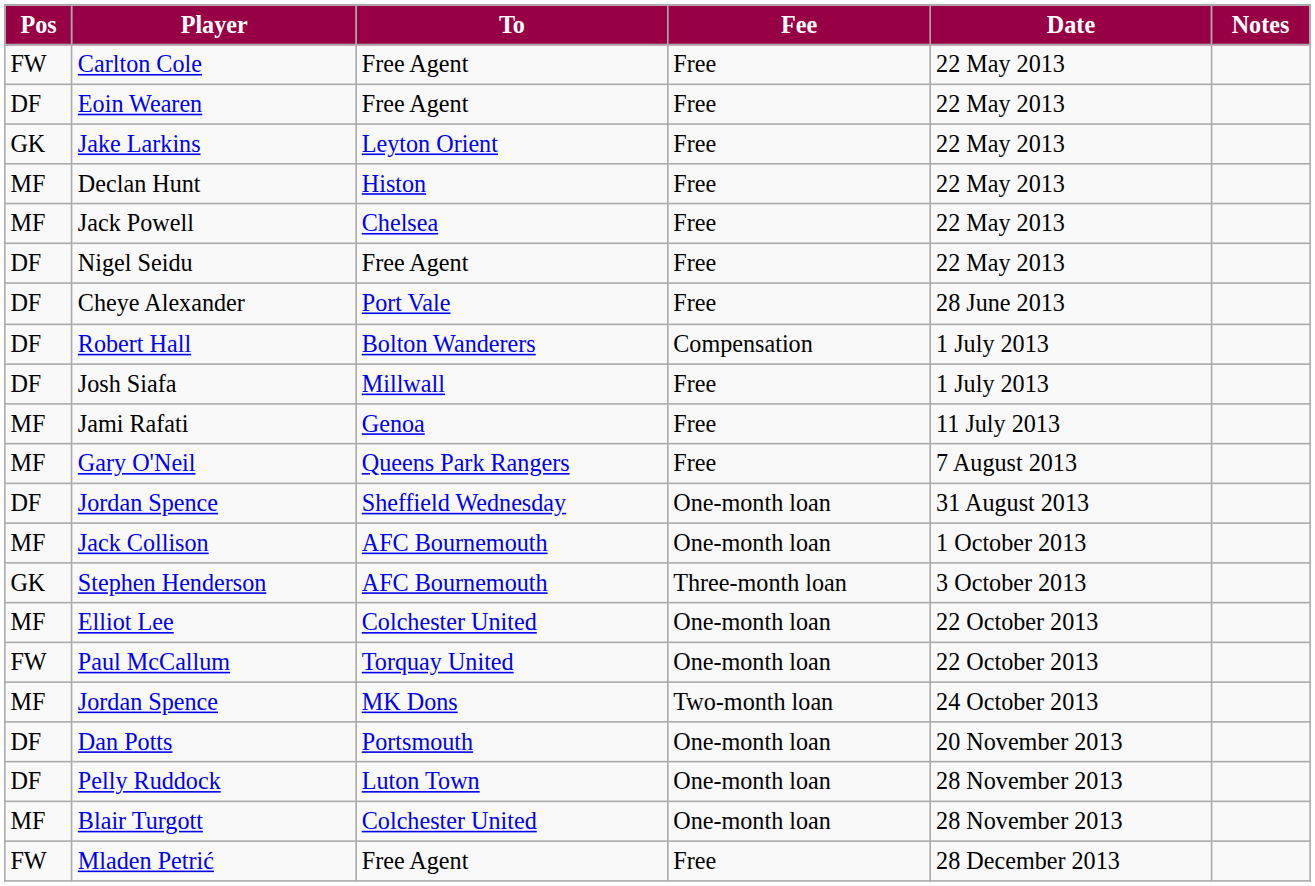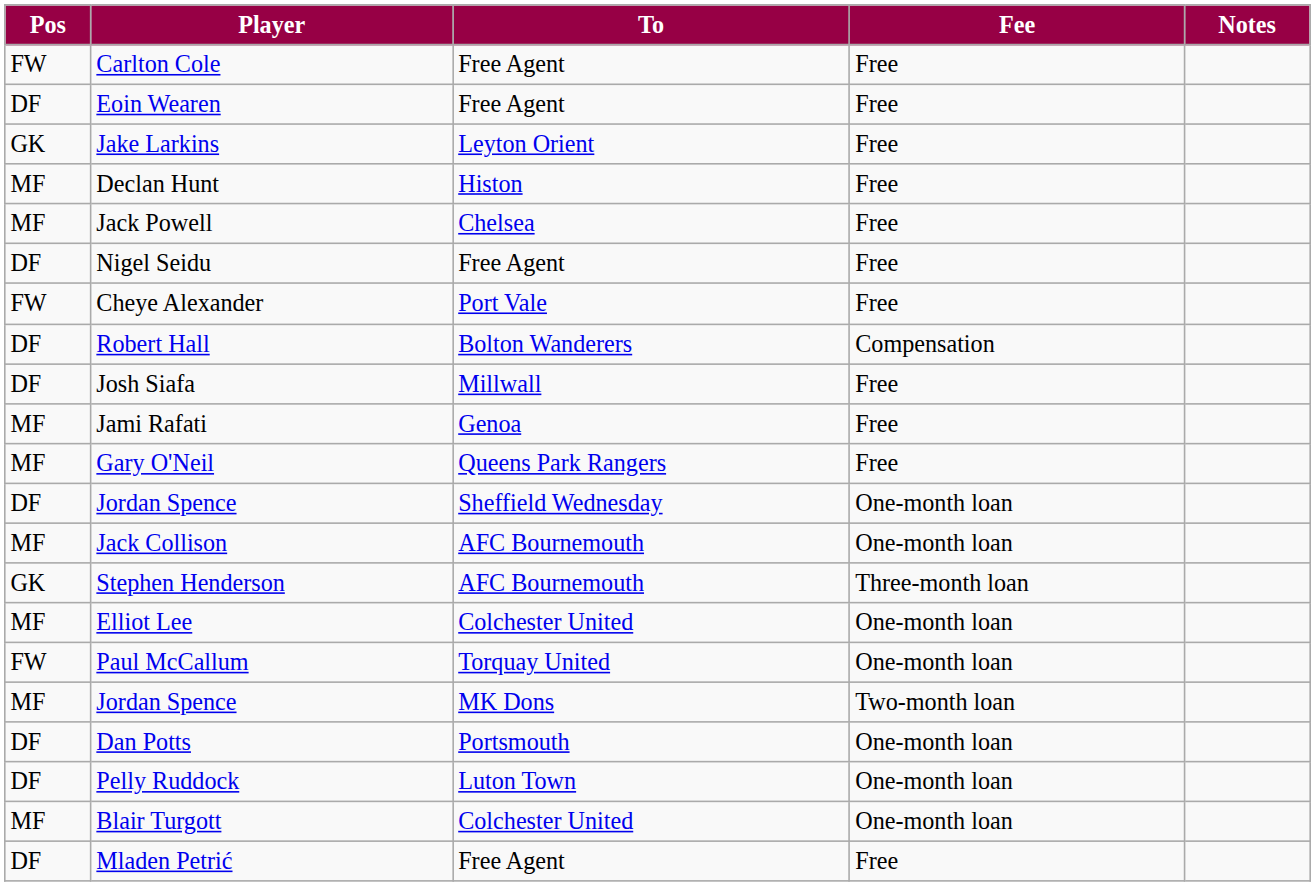- column: (1071, 24)
(26, 303) DF -> (29, 303) FW
(29, 861) FW -> (26, 861) DF
